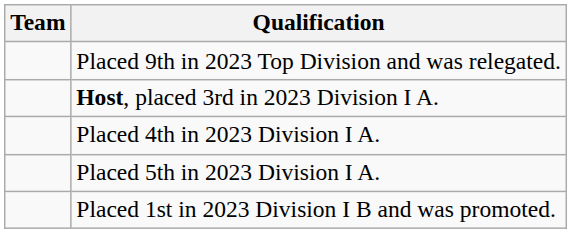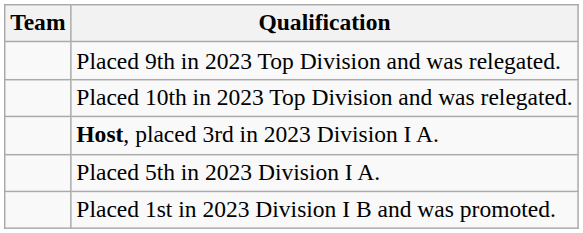+ row: (324, 97)
- row: (228, 135)
